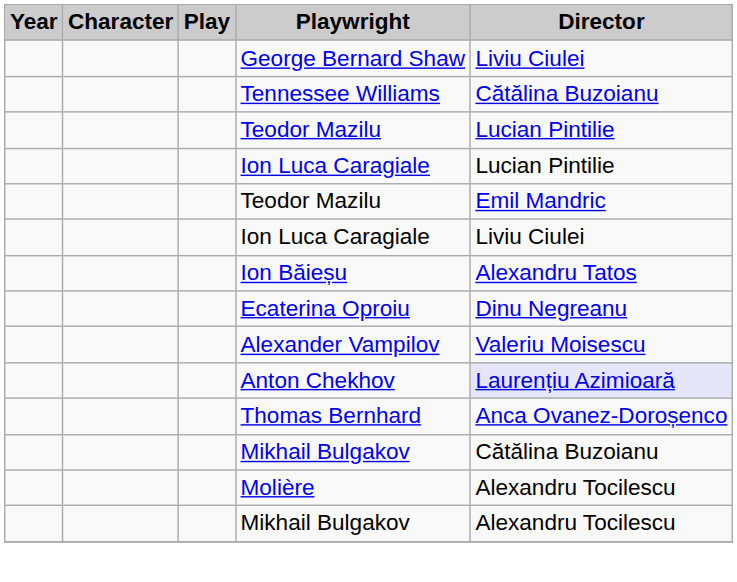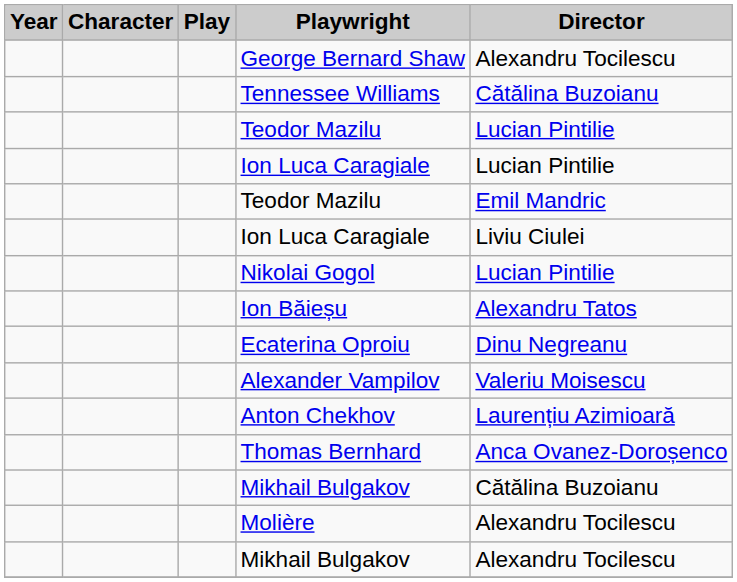(530, 58) Liviu Ciulei -> (576, 58) Alexandru Tocilescu
+ row: (34, 273)
(575, 380) lavender background -> (575, 415) no background
